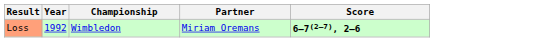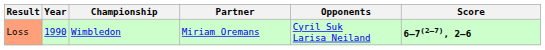+ column: (346, 12)
(55, 28) 1992 -> (55, 32) 1990
